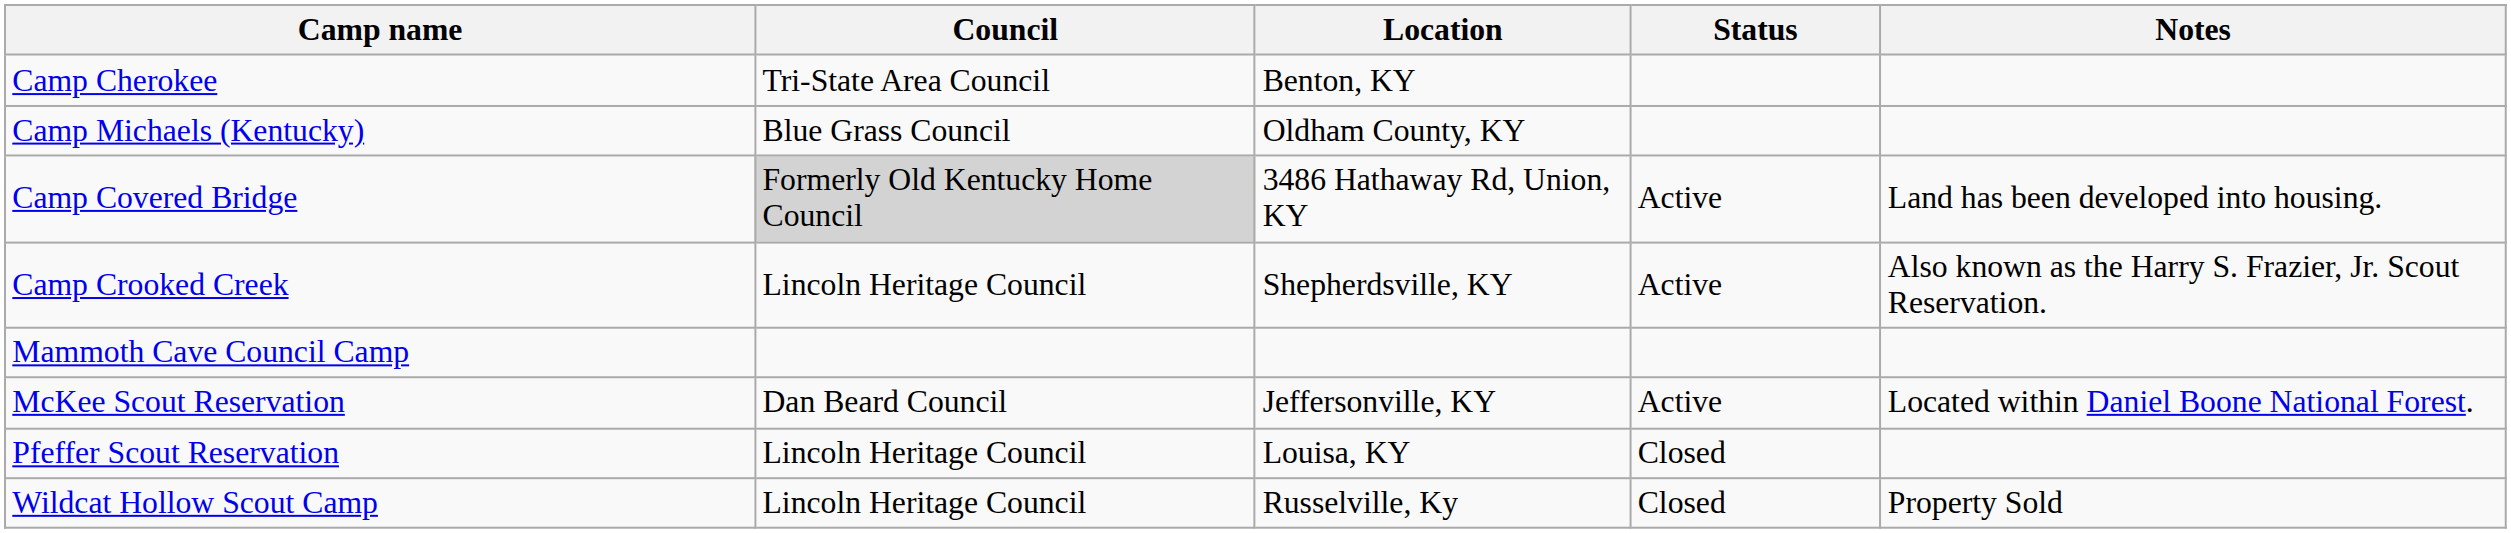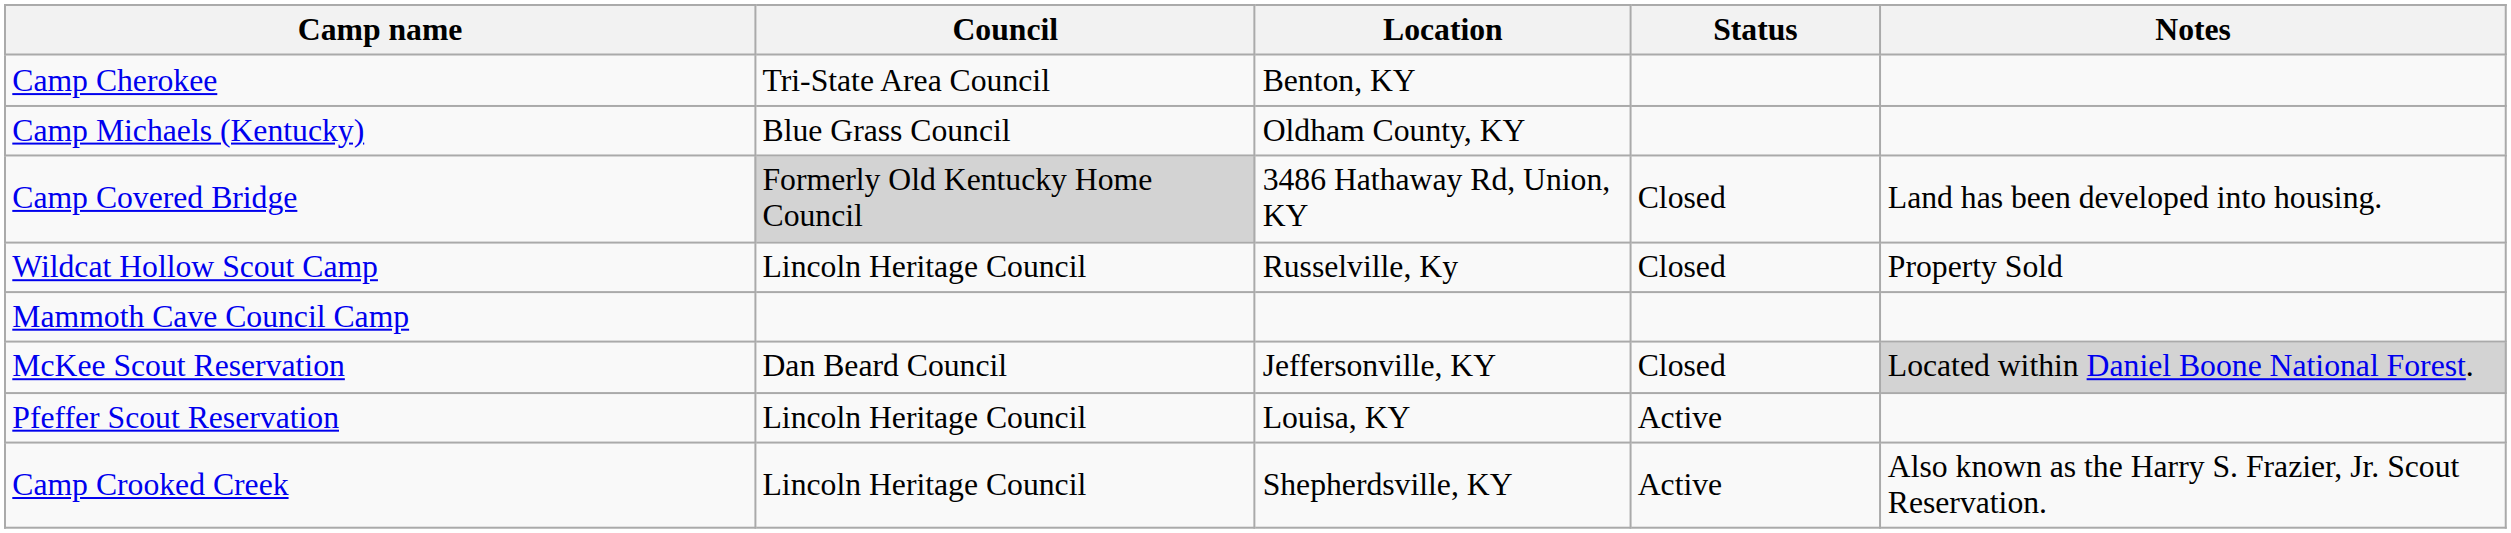(1680, 198) Active -> (1682, 198) Closed
rows swapped: (150, 284) <-> (195, 502)
(1680, 402) Active -> (1682, 366) Closed
(2181, 402) no background -> (2181, 366) lightgrey background
(1682, 452) Closed -> (1680, 416) Active
